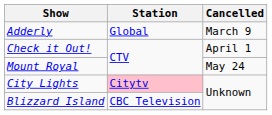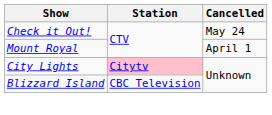- row: (30, 31)
(228, 48) April 1 -> (225, 31) May 24
(225, 66) May 24 -> (228, 48) April 1
